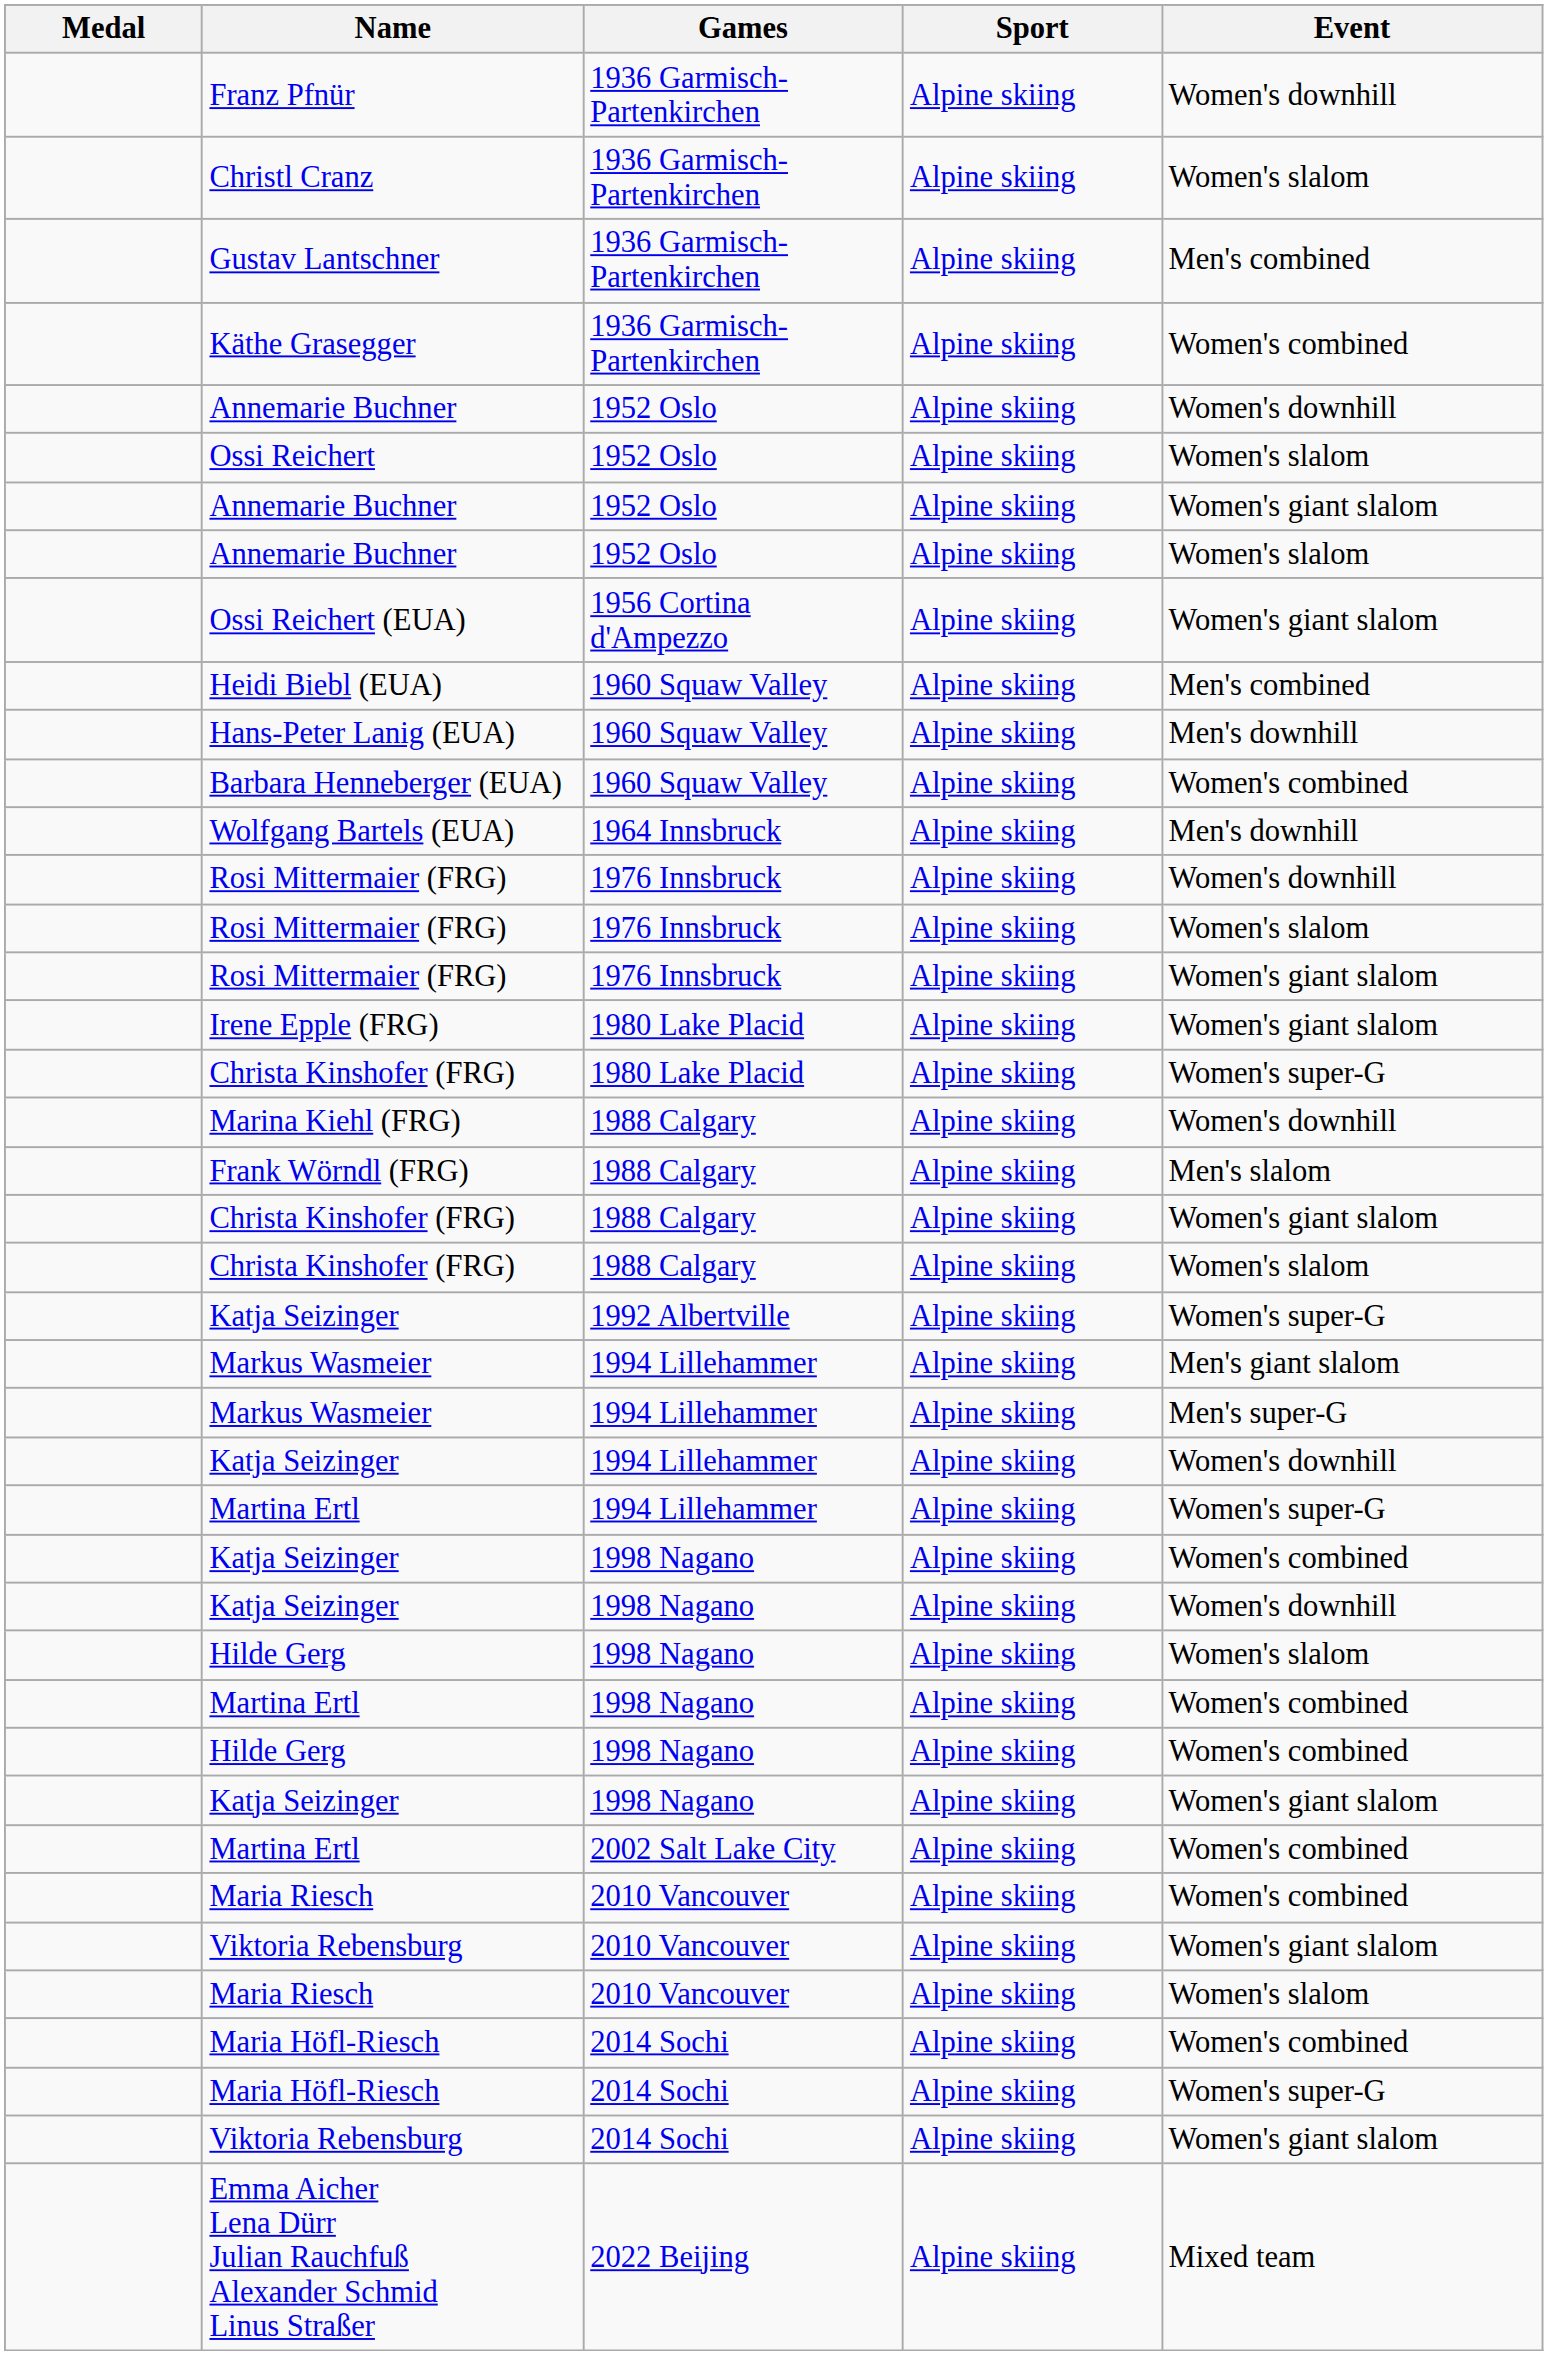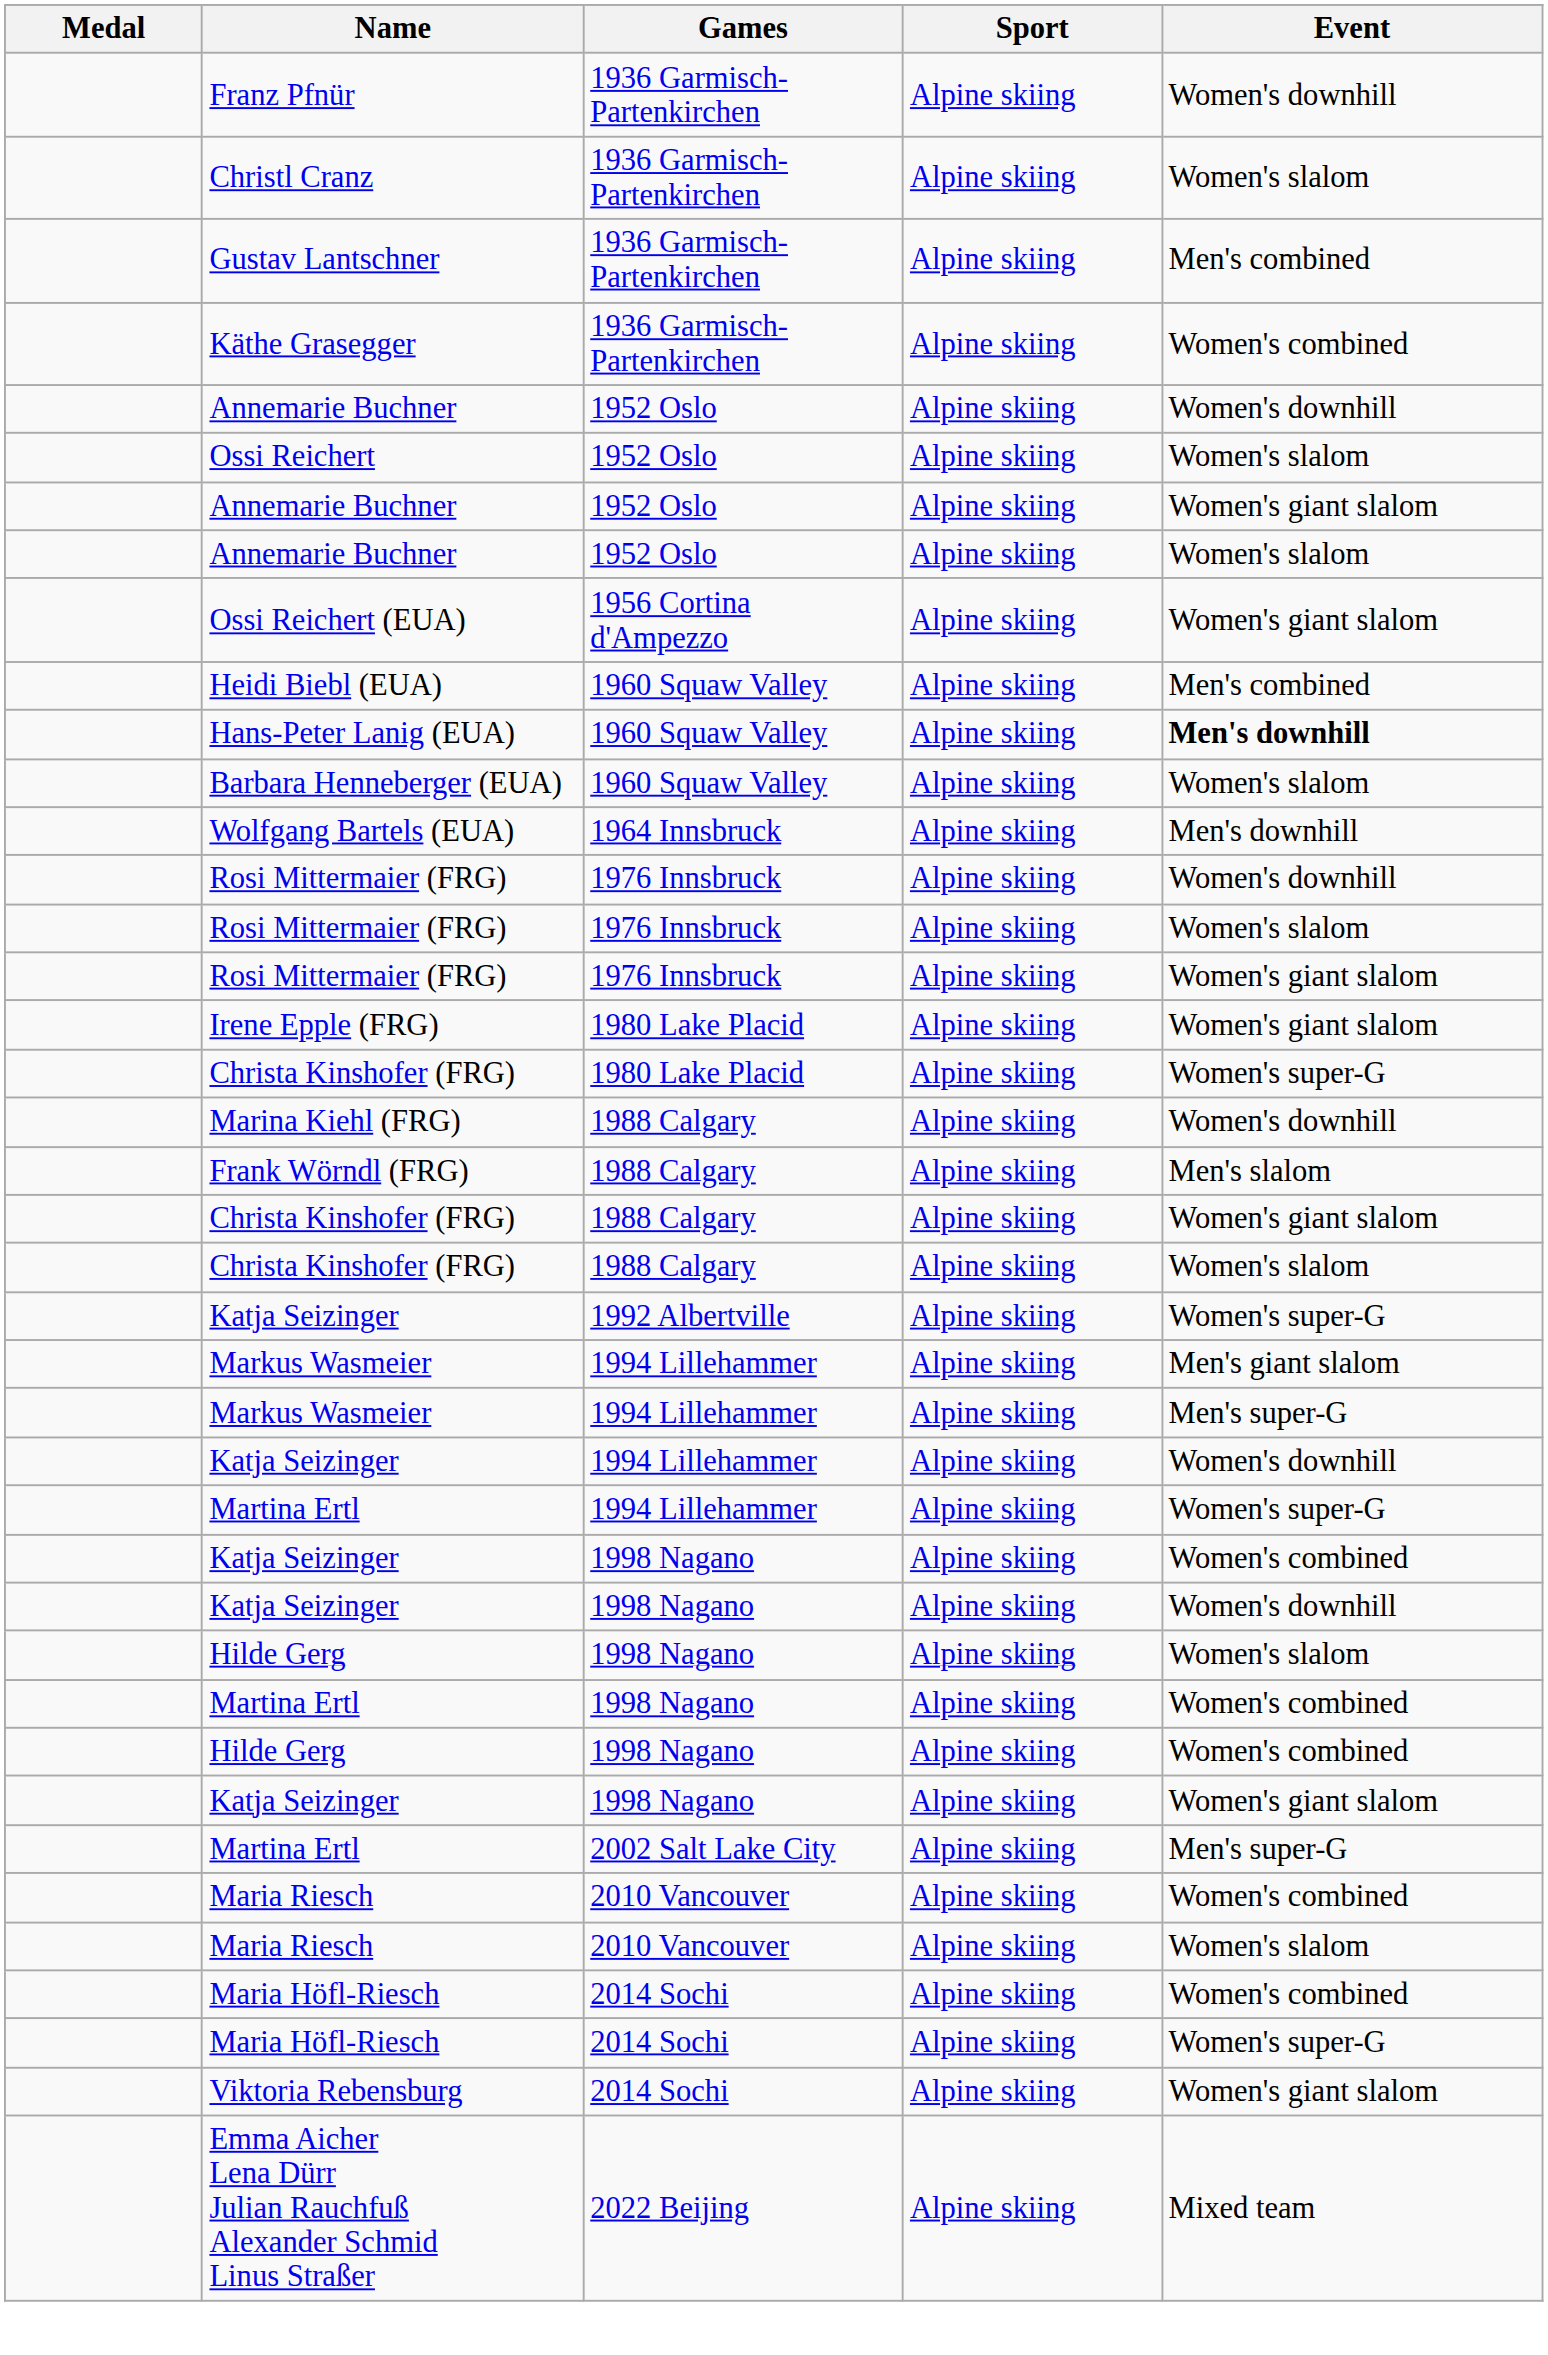(1263, 733) normal -> (1269, 733) bold
(1288, 782) Women's combined -> (1269, 782) Women's slalom
(1288, 1848) Women's combined -> (1258, 1848) Men's super-G
- row: (336, 1945)
